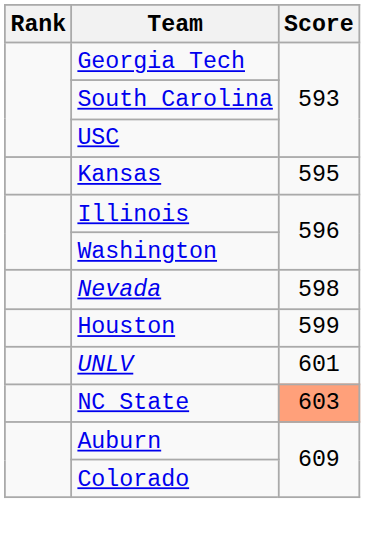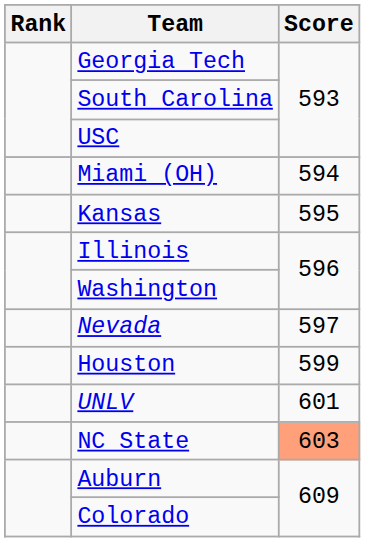+ row: (147, 176)
(319, 289) 598 -> (319, 327) 597
